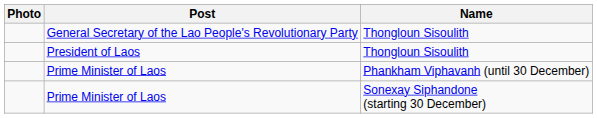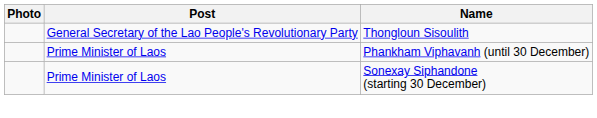- row: (93, 52)
